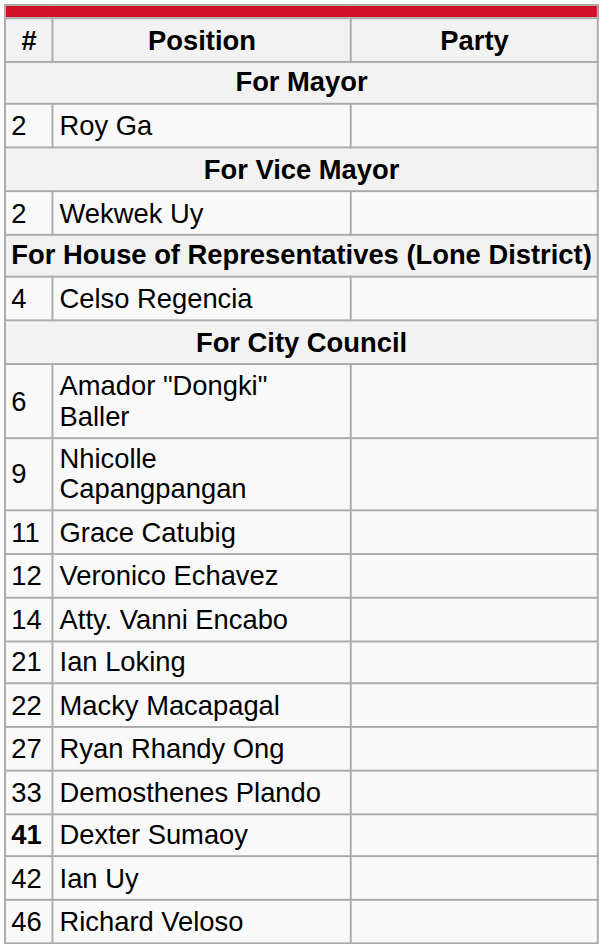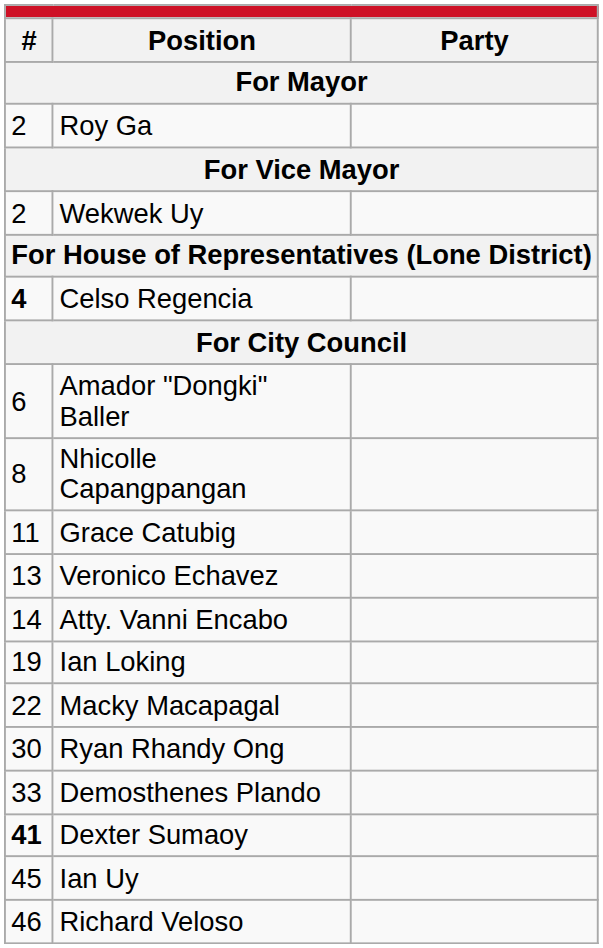(19, 299) normal -> (19, 299) bold
(19, 474) 9 -> (19, 474) 8
(27, 576) 12 -> (27, 576) 13
(27, 663) 21 -> (27, 663) 19
(27, 749) 27 -> (27, 749) 30
(27, 879) 42 -> (27, 879) 45
